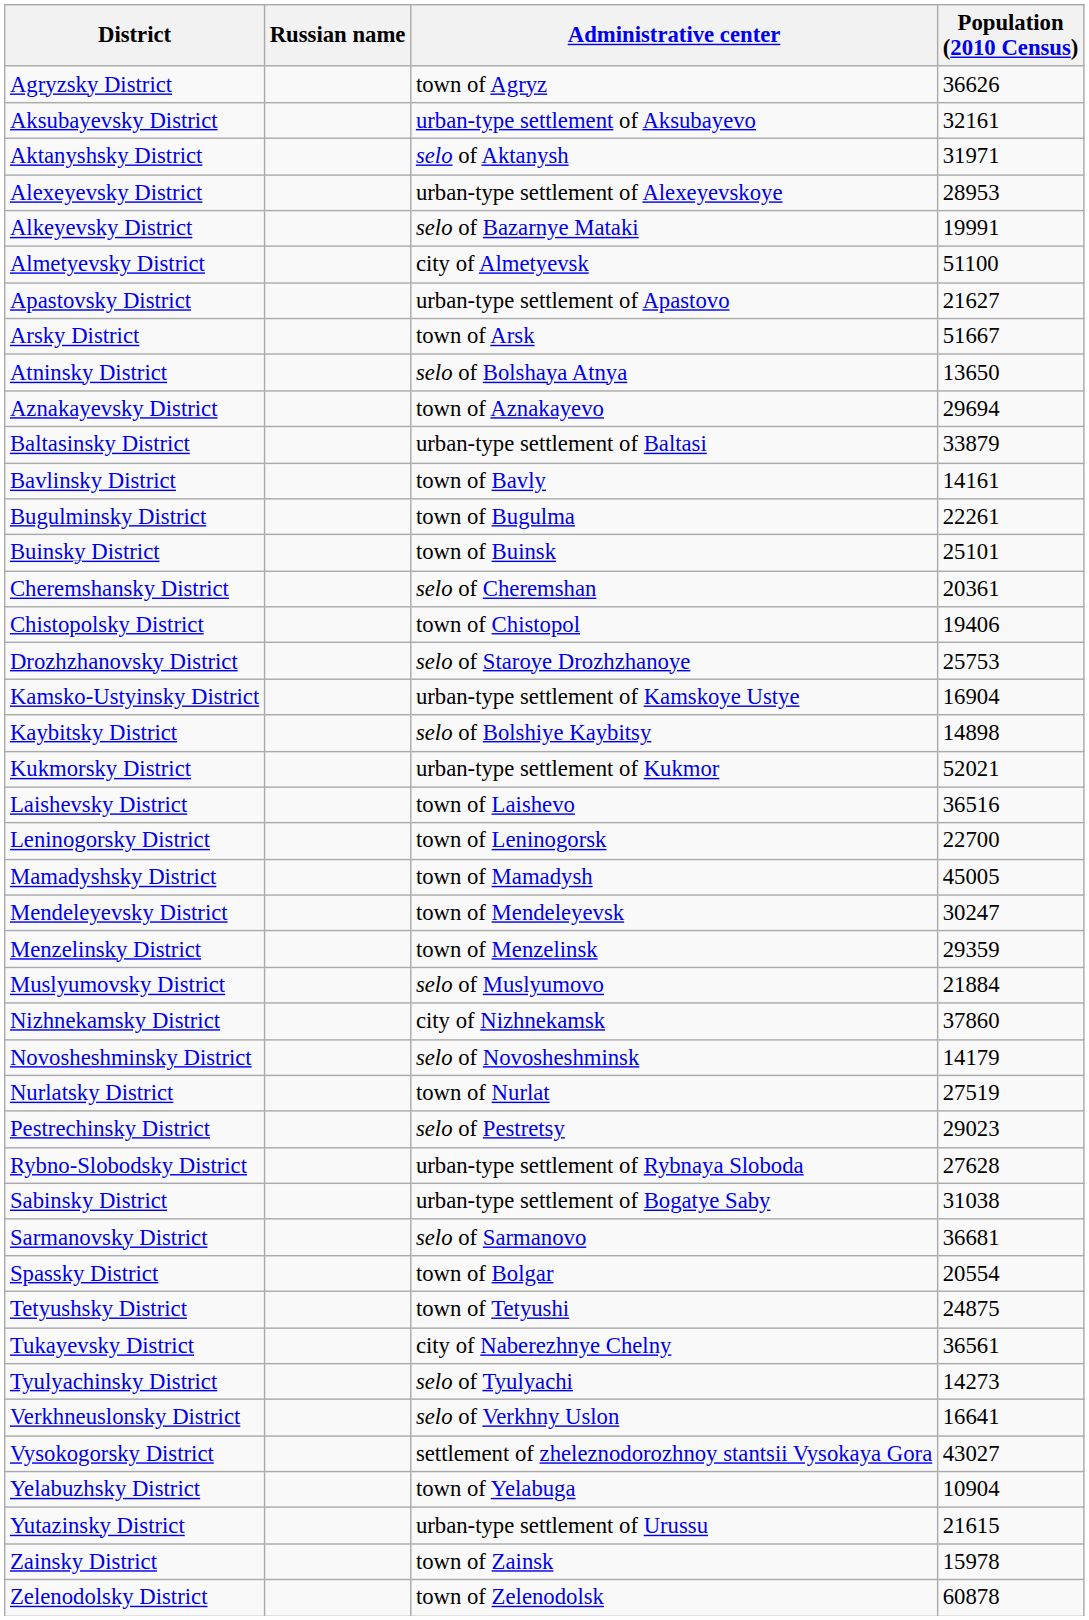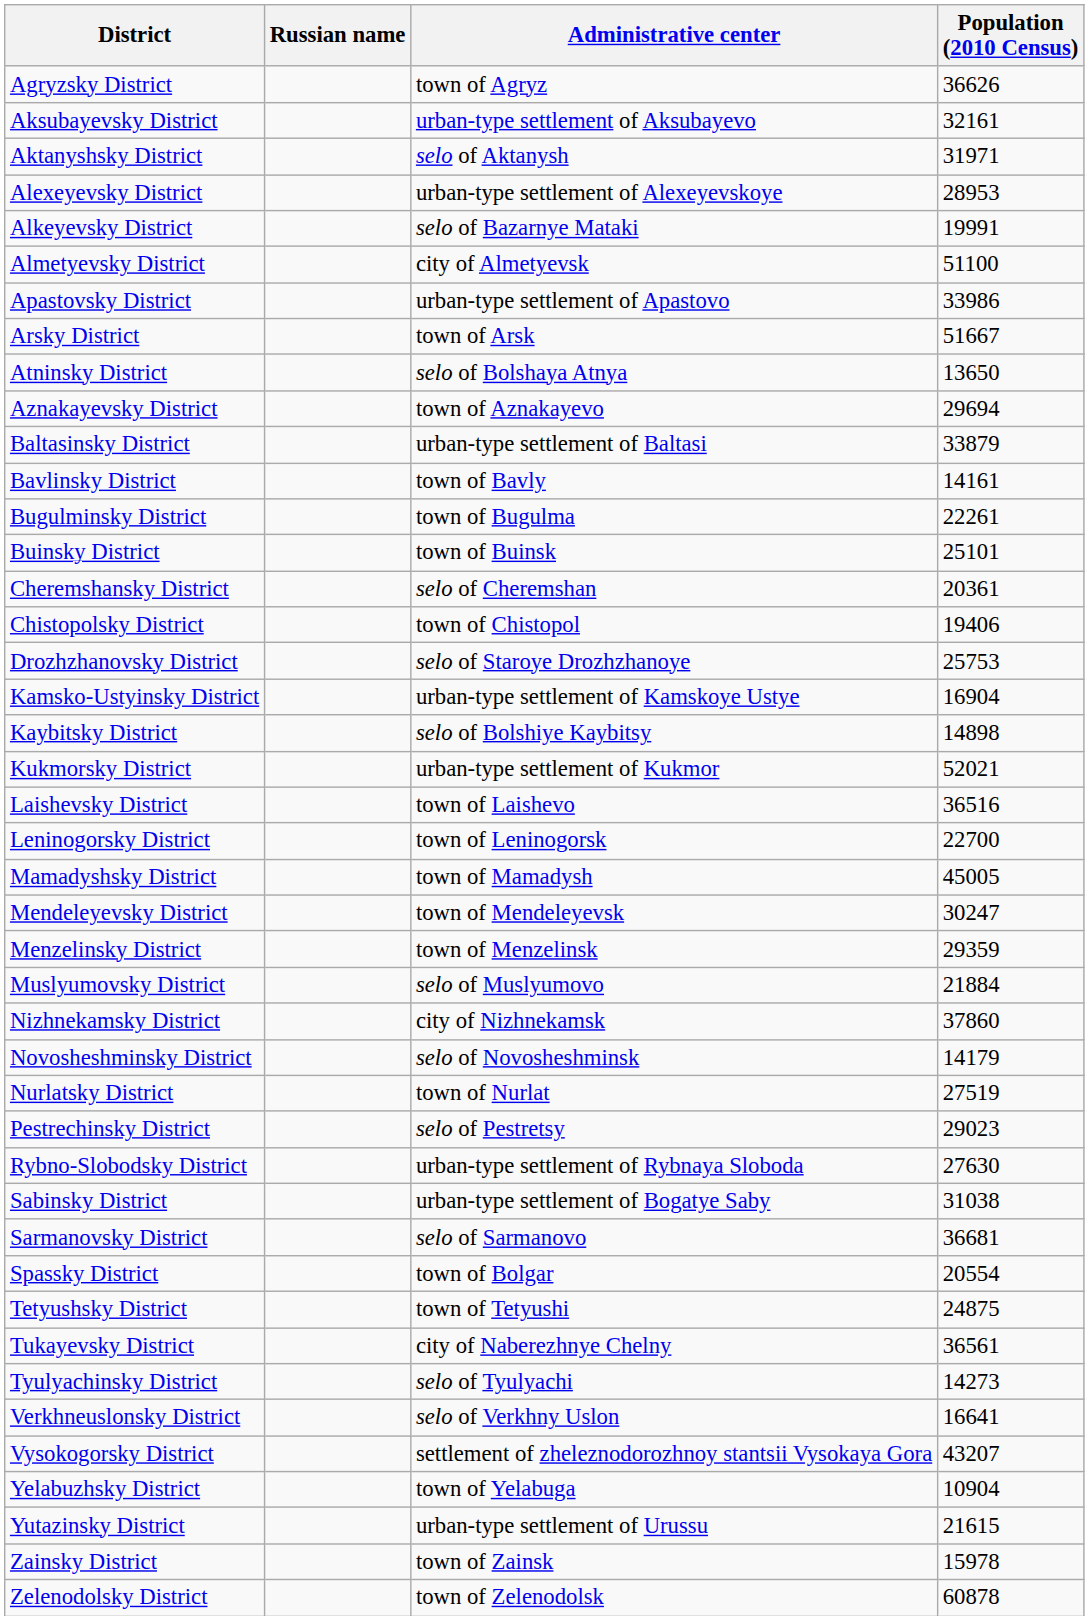(971, 300) 21627 -> (971, 300) 33986
(971, 1165) 27628 -> (971, 1165) 27630
(971, 1453) 43027 -> (971, 1453) 43207
